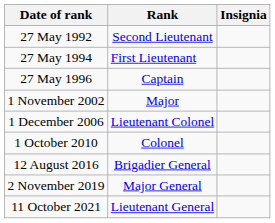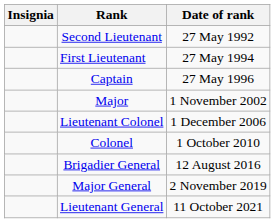columns swapped: (243, 15) <-> (56, 15)
